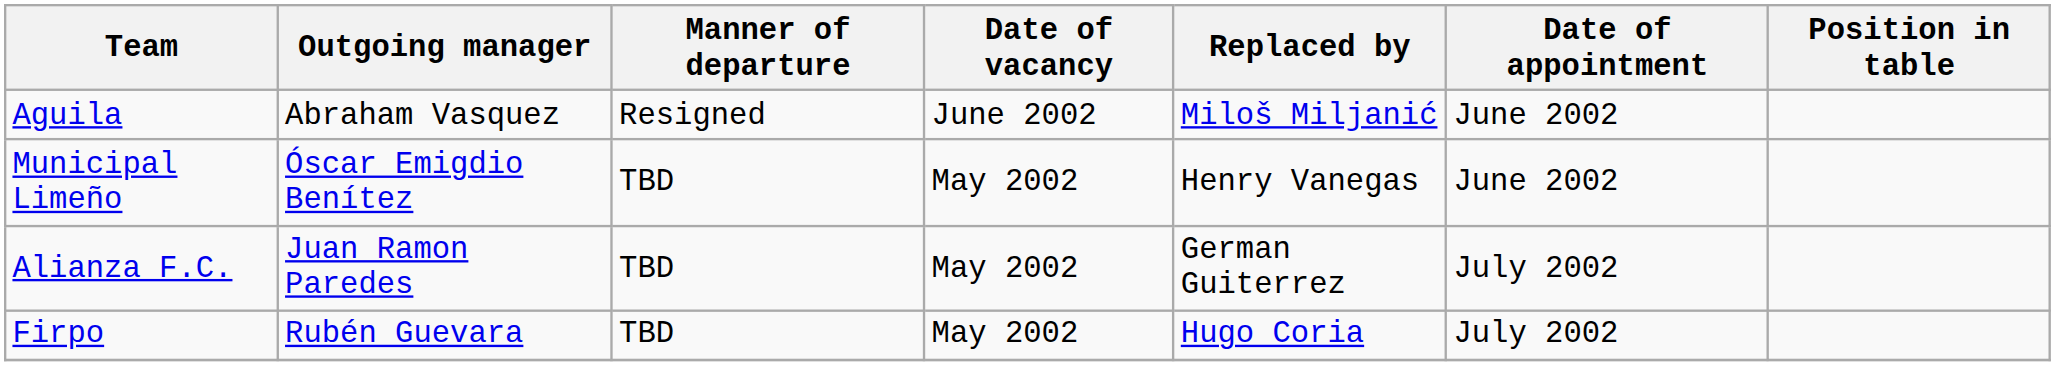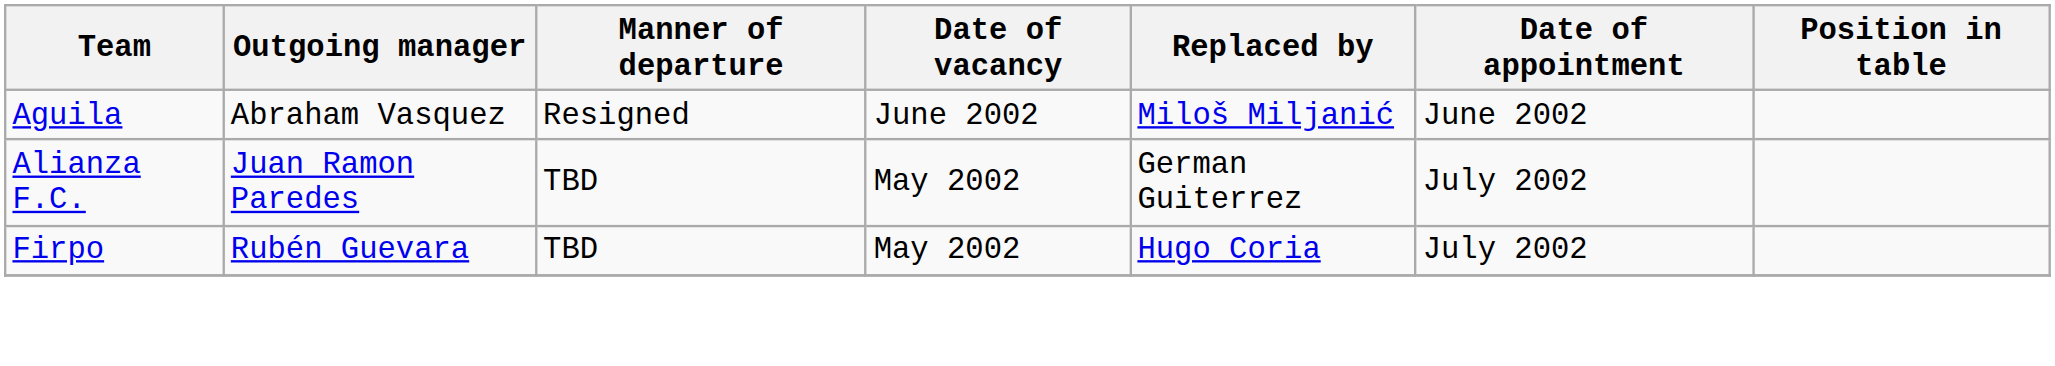- row: (95, 183)
